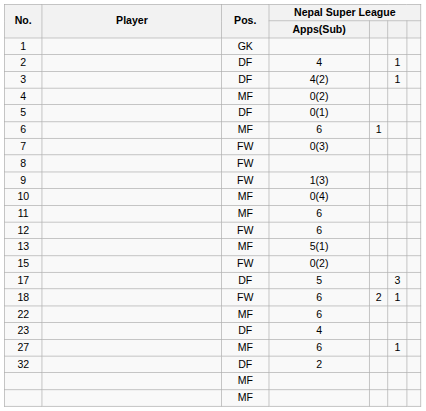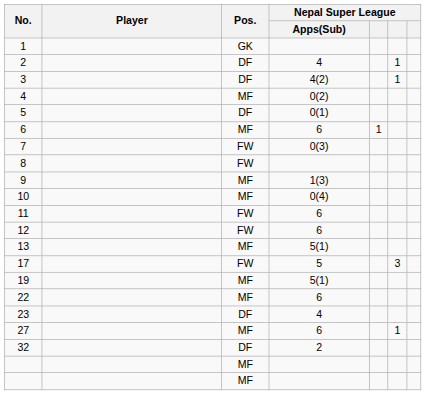(245, 180) FW -> (245, 180) MF
(245, 213) MF -> (245, 213) FW
- row: (23, 264)
(245, 280) DF -> (245, 264) FW
- row: (23, 297)
+ row: (23, 280)
